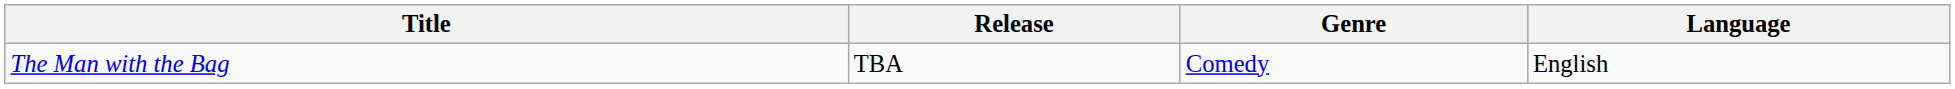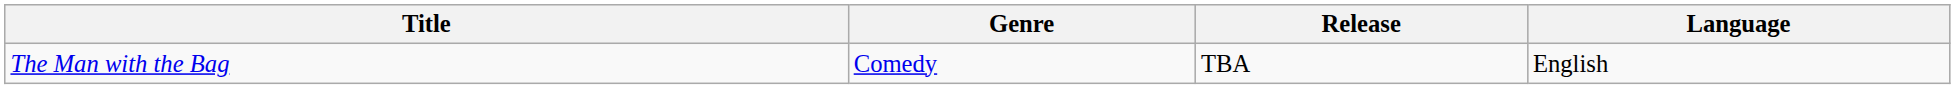columns swapped: (1354, 24) <-> (1014, 24)
